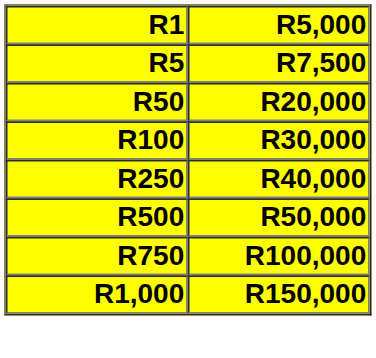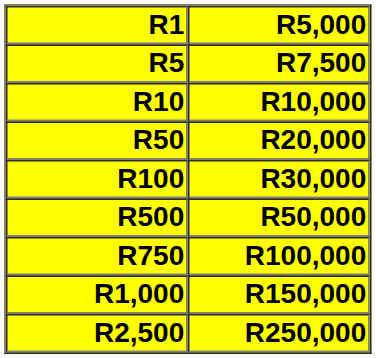+ row: (159, 101)
- row: (151, 178)
+ row: (139, 332)
